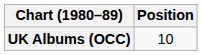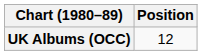(165, 38) 10 -> (165, 38) 12
